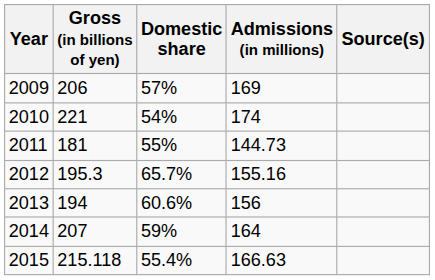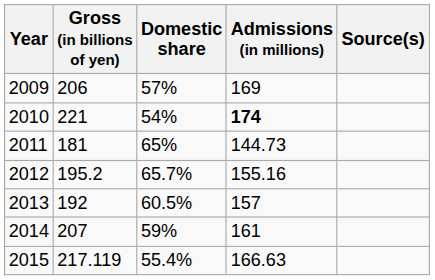(246, 116) normal -> (246, 116) bold
(159, 145) 55% -> (159, 145) 65%
(80, 174) 195.3 -> (80, 174) 195.2
(72, 202) 194 -> (72, 202) 192
(167, 202) 60.6% -> (167, 202) 60.5%
(246, 202) 156 -> (246, 202) 157
(246, 231) 164 -> (246, 231) 161
(89, 260) 215.118 -> (89, 260) 217.119
